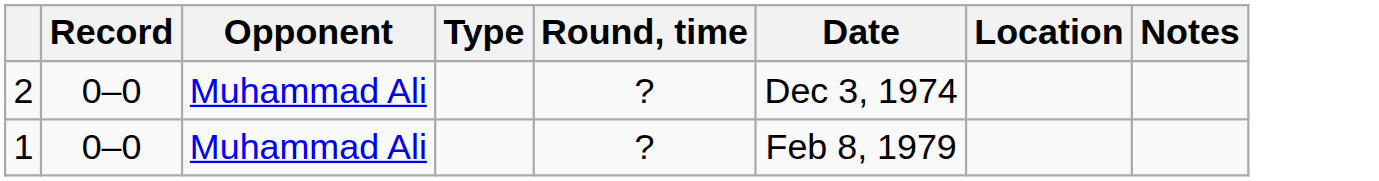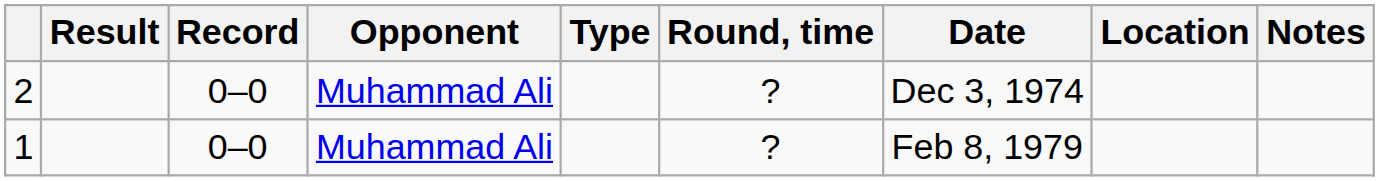+ column: (105, 32)
